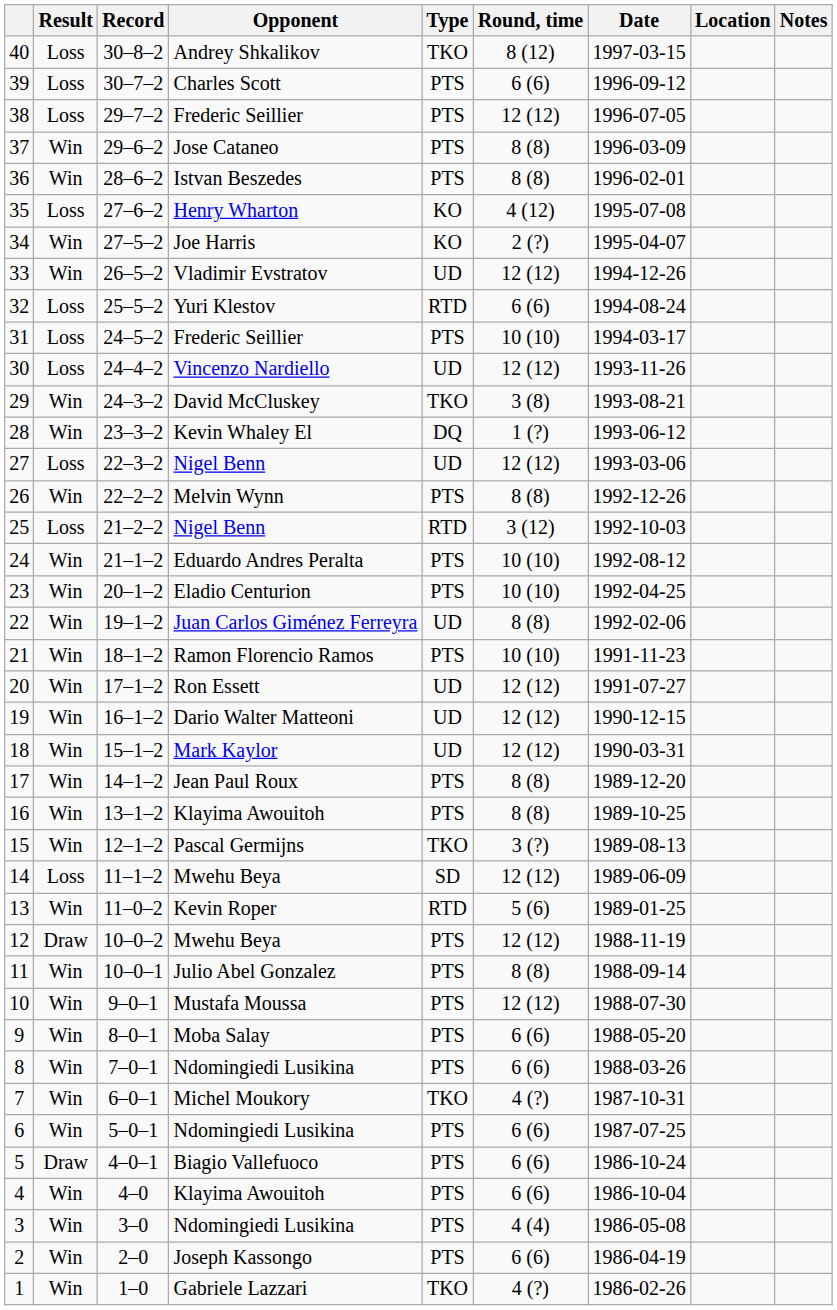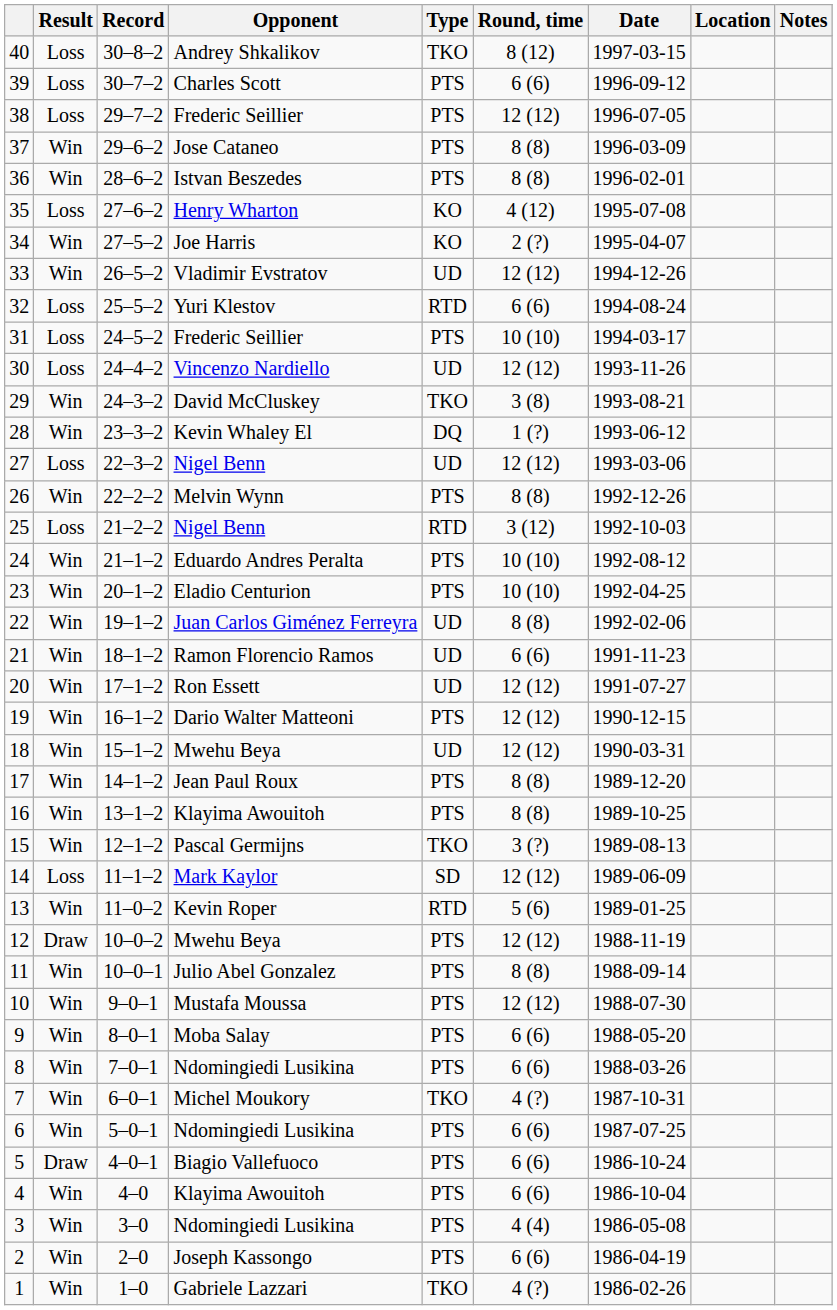(448, 654) PTS -> (448, 654) UD
(530, 654) 10 (10) -> (530, 654) 6 (6)
(448, 718) UD -> (448, 718) PTS
(225, 749) Mark Kaylor -> (227, 749) Mwehu Beya
(227, 876) Mwehu Beya -> (225, 876) Mark Kaylor
